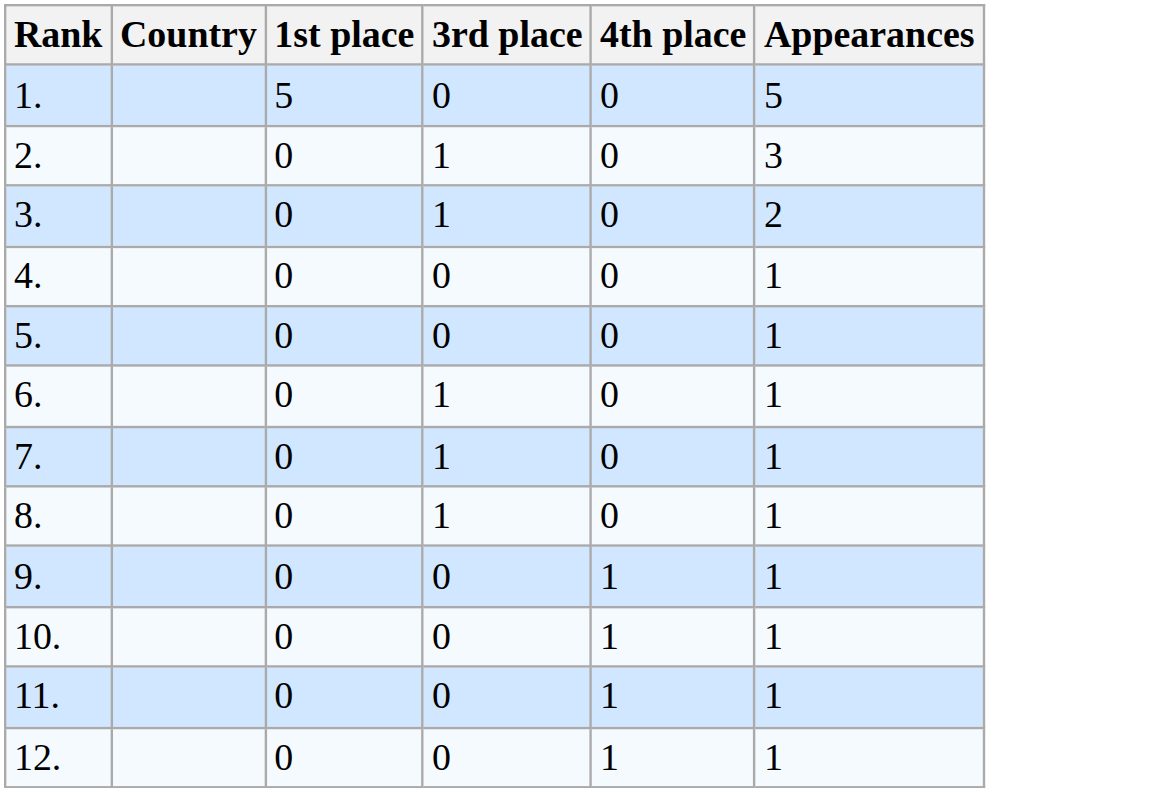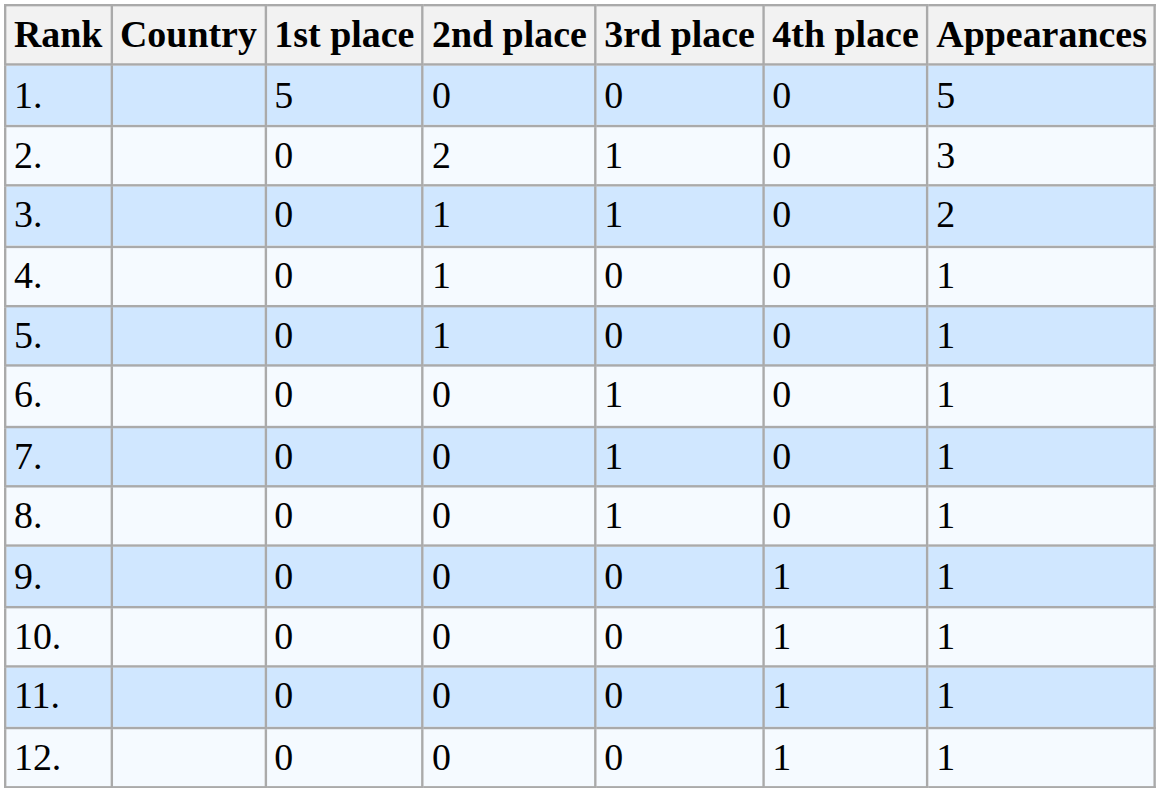+ column: (509, 34)
